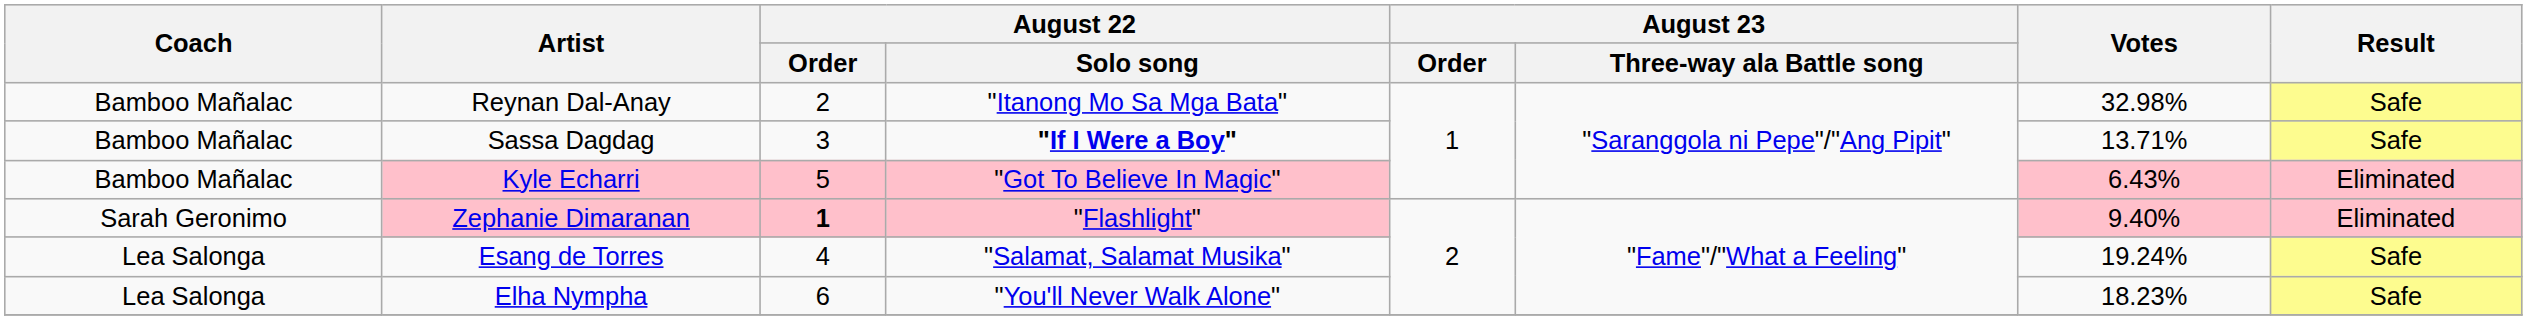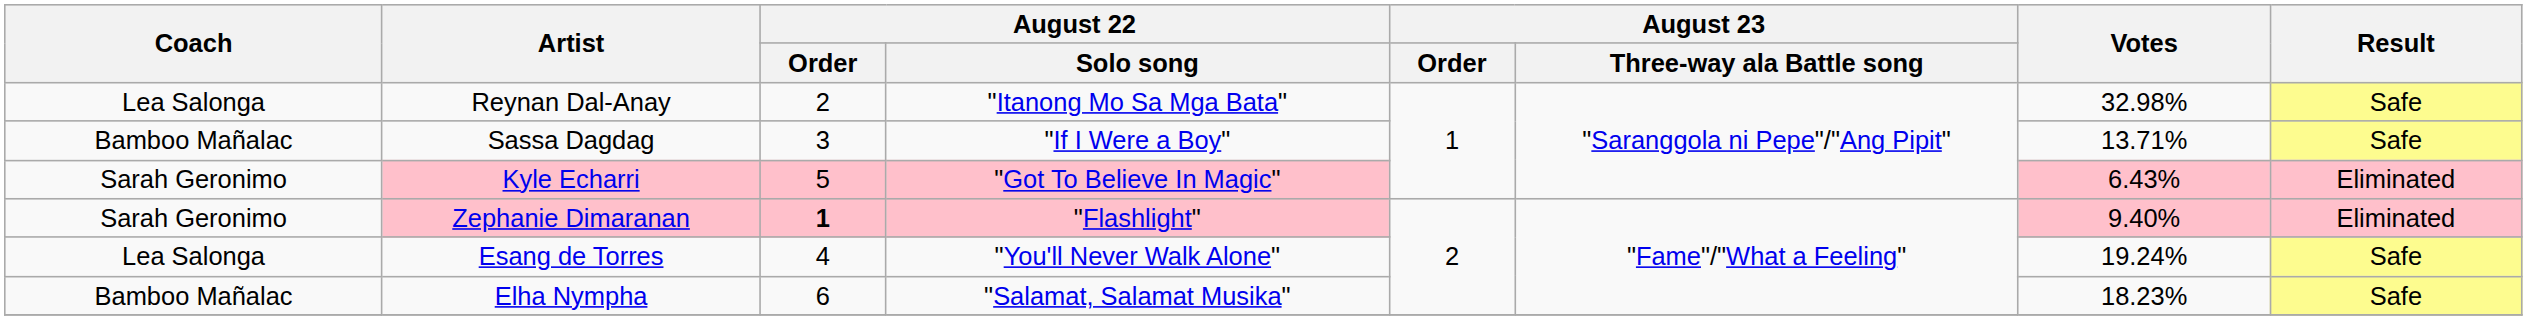(194, 102) Bamboo Mañalac -> (194, 102) Lea Salonga
(1137, 140) bold -> (1137, 140) normal
(194, 179) Bamboo Mañalac -> (194, 179) Sarah Geronimo
(1137, 257) "Salamat, Salamat Musika" -> (1137, 257) "You'll Never Walk Alone"
(194, 295) Lea Salonga -> (194, 295) Bamboo Mañalac
(1137, 295) "You'll Never Walk Alone" -> (1137, 295) "Salamat, Salamat Musika"
